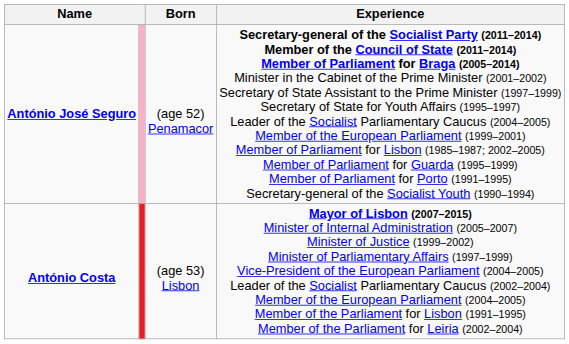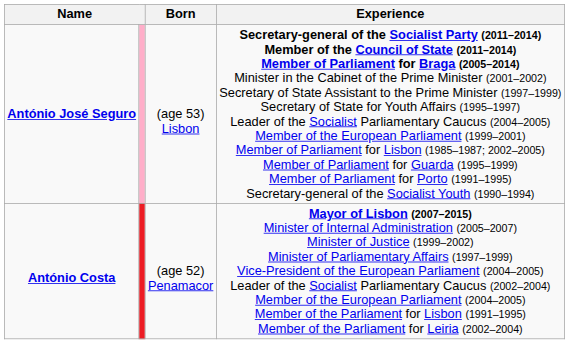(181, 121) (age 52) Penamacor -> (181, 121) (age 53) Lisbon
(181, 278) (age 53) Lisbon -> (181, 278) (age 52) Penamacor
